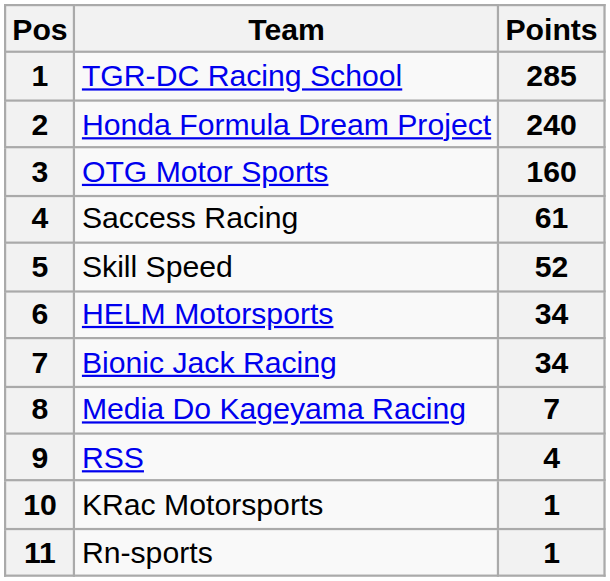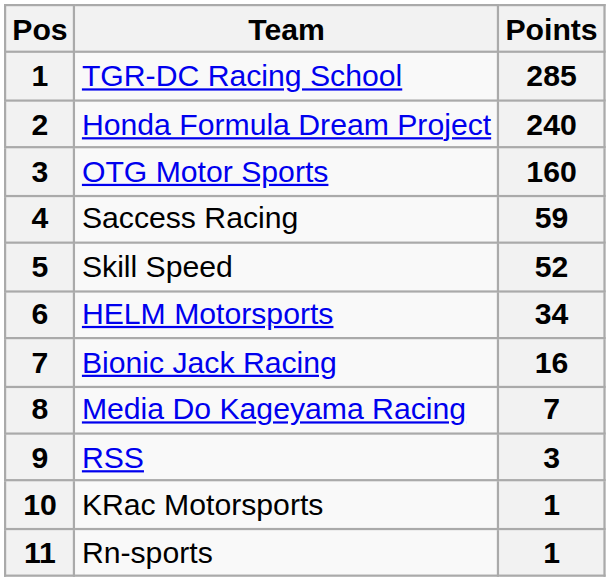(552, 219) 61 -> (552, 219) 59
(552, 362) 34 -> (552, 362) 16
(552, 457) 4 -> (552, 457) 3
